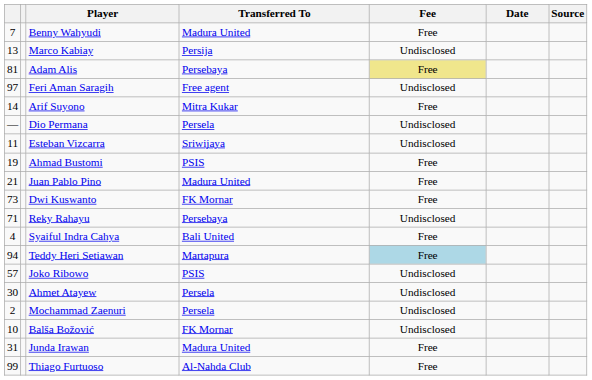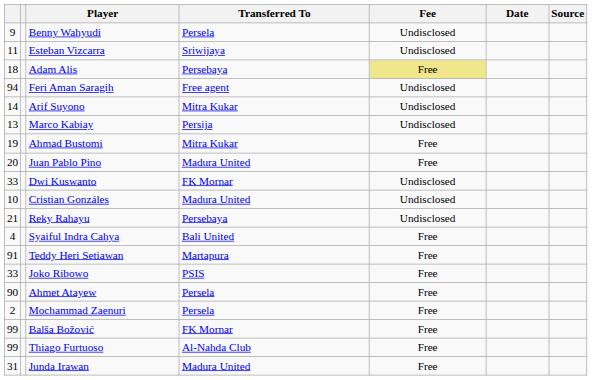(13, 32) 7 -> (13, 32) 9
(216, 32) Madura United -> (198, 32) Persela
(428, 32) Free -> (428, 32) Undisclosed
rows swapped: (67, 143) <-> (61, 51)
(13, 69) 81 -> (13, 69) 18
(13, 88) 97 -> (13, 88) 94
(428, 106) Free -> (428, 106) Undisclosed
- row: (58, 125)
(193, 162) PSIS -> (210, 143) Mitra Kukar
(13, 180) 21 -> (13, 162) 20
(13, 199) 73 -> (13, 180) 33
(428, 199) Free -> (428, 180) Undisclosed
+ row: (69, 199)
(13, 217) 71 -> (13, 217) 21
(13, 255) 94 -> (13, 255) 91
(428, 255) lightblue background -> (428, 255) no background
(13, 273) 57 -> (13, 273) 33
(428, 273) Undisclosed -> (428, 273) Free
(13, 292) 30 -> (13, 292) 90
(428, 292) Undisclosed -> (428, 292) Free
(428, 310) Undisclosed -> (428, 310) Free
(13, 329) 10 -> (13, 329) 99
(428, 329) Undisclosed -> (428, 329) Free
rows swapped: (59, 347) <-> (66, 366)
